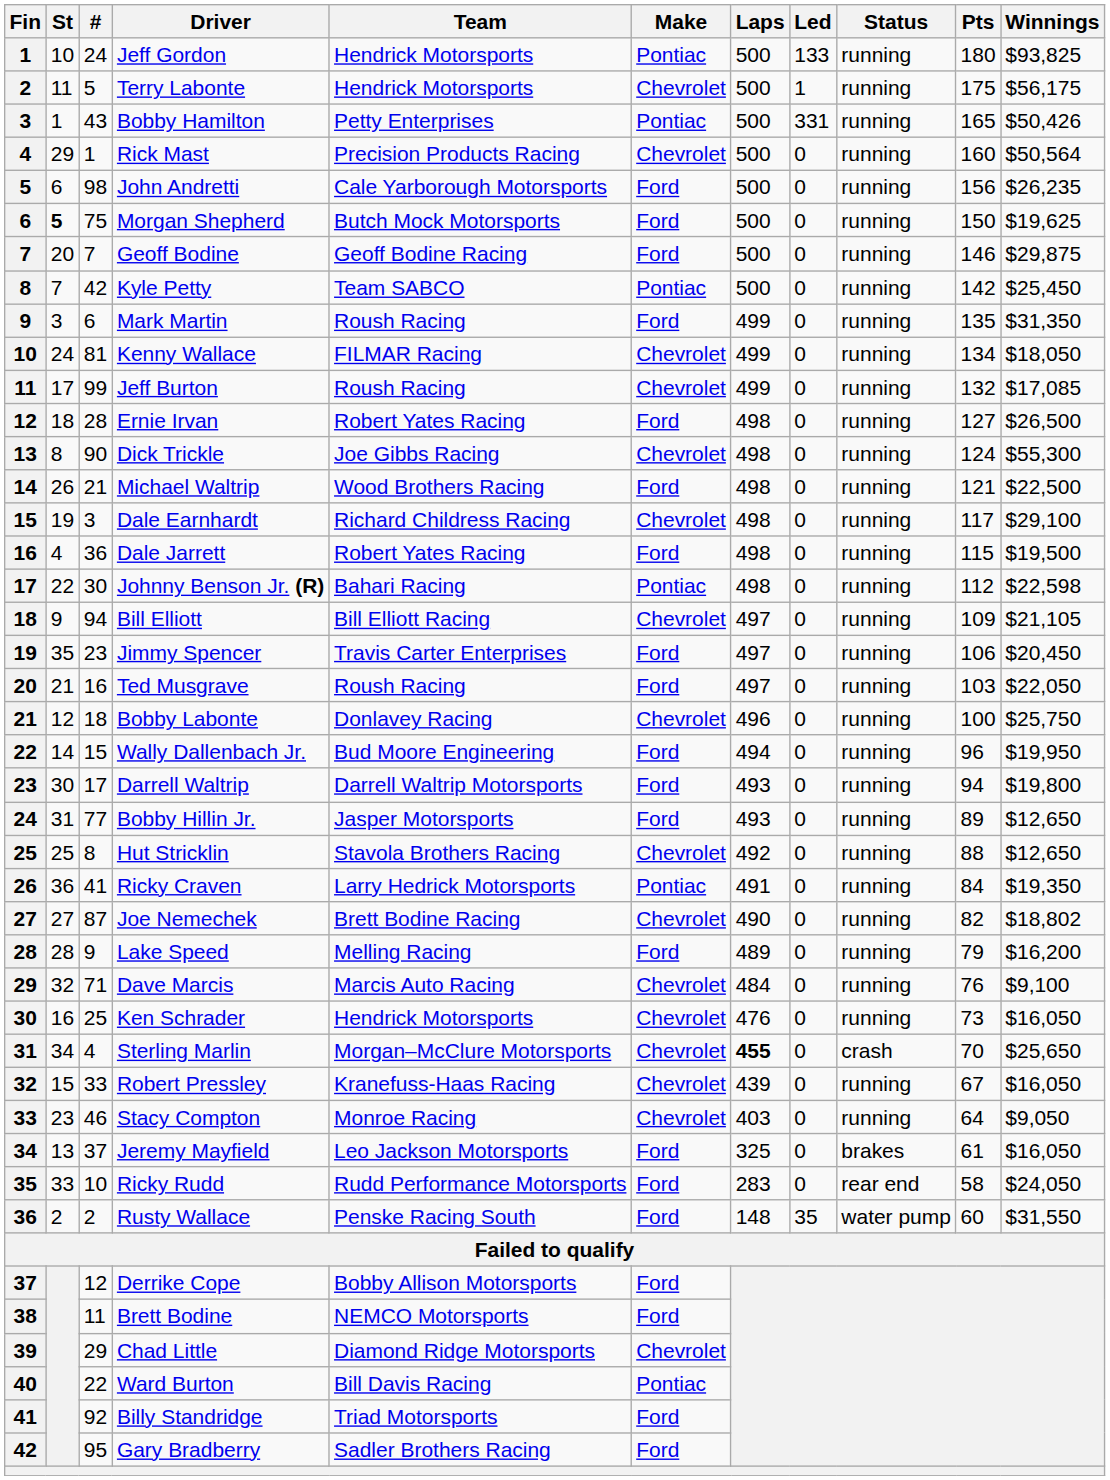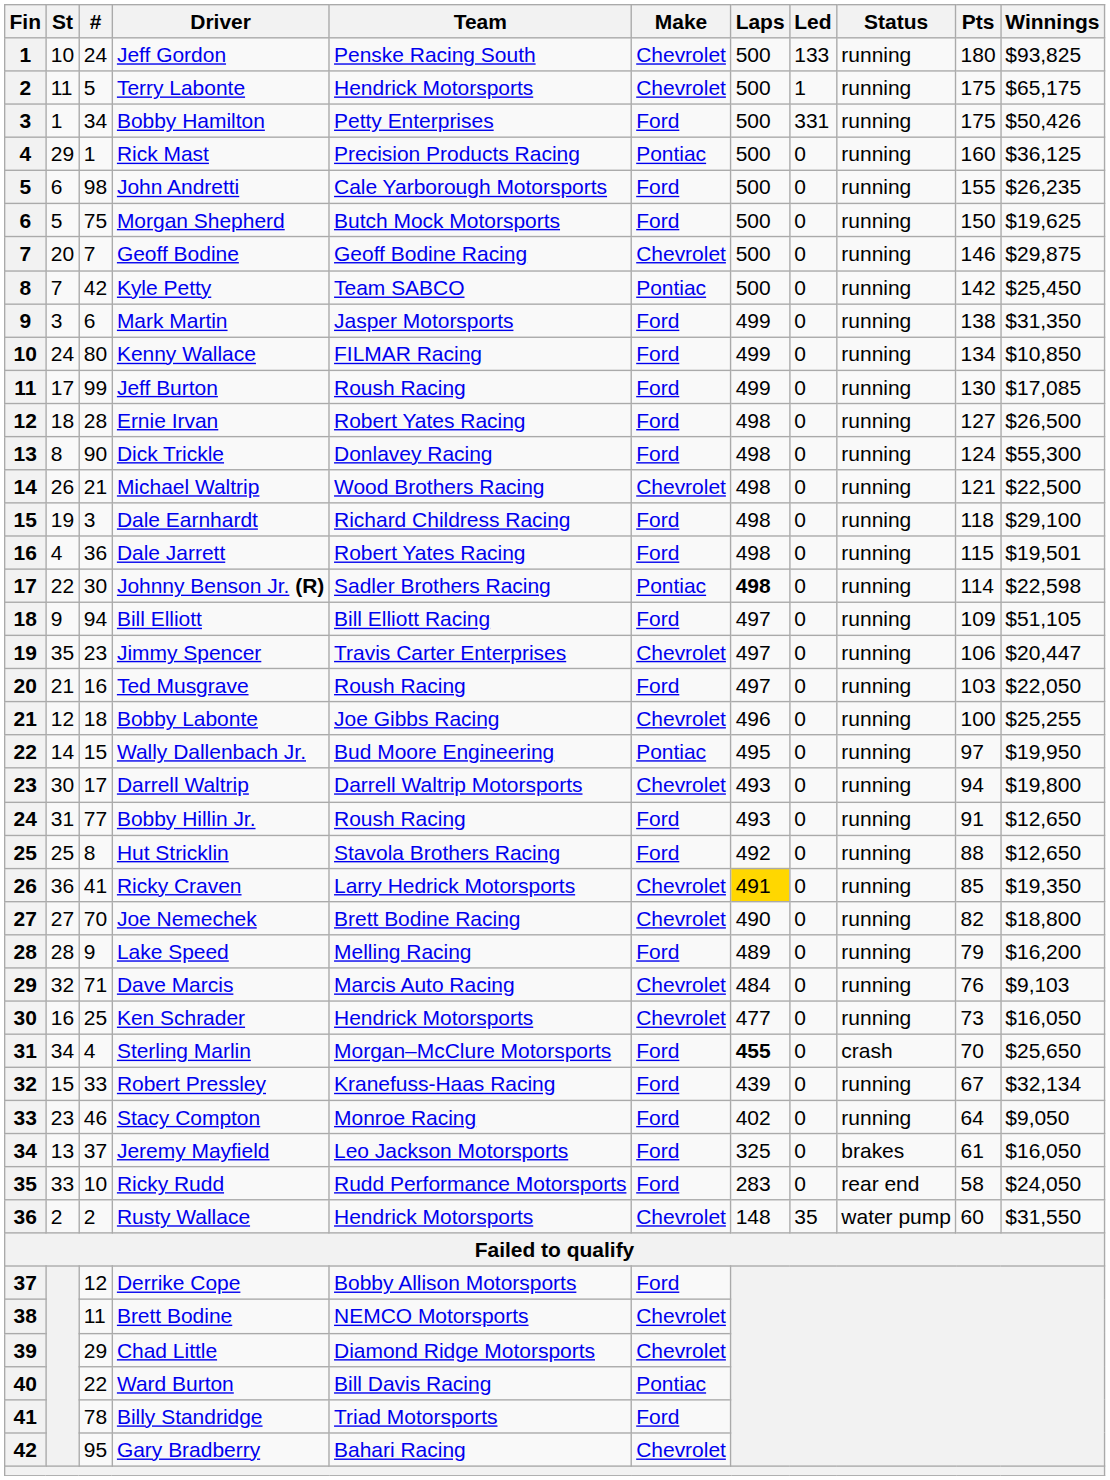(434, 55) Hendrick Motorsports -> (435, 55) Penske Racing South
(671, 55) Pontiac -> (681, 55) Chevrolet
(1043, 88) $56,175 -> (1043, 88) $65,175
(95, 121) 43 -> (95, 121) 34
(671, 121) Pontiac -> (658, 121) Ford
(978, 121) 165 -> (978, 121) 175
(681, 154) Chevrolet -> (671, 154) Pontiac
(1043, 154) $50,564 -> (1043, 154) $36,125
(978, 188) 156 -> (978, 188) 155
(57, 221) bold -> (57, 221) normal
(658, 254) Ford -> (681, 254) Chevrolet
(400, 320) Roush Racing -> (424, 320) Jasper Motorsports
(978, 320) 135 -> (978, 320) 138
(95, 354) 81 -> (95, 354) 80
(681, 354) Chevrolet -> (658, 354) Ford
(1043, 354) $18,050 -> (1043, 354) $10,850
(681, 387) Chevrolet -> (658, 387) Ford
(978, 387) 132 -> (978, 387) 130
(417, 453) Joe Gibbs Racing -> (413, 453) Donlavey Racing
(681, 453) Chevrolet -> (658, 453) Ford
(658, 486) Ford -> (681, 486) Chevrolet
(681, 520) Chevrolet -> (658, 520) Ford
(977, 520) 117 -> (977, 520) 118
(1043, 553) $19,500 -> (1043, 553) $19,501
(400, 586) Bahari Racing -> (442, 586) Sadler Brothers Racing
(753, 586) normal -> (753, 586) bold
(977, 586) 112 -> (977, 586) 114
(681, 619) Chevrolet -> (658, 619) Ford
(1043, 619) $21,105 -> (1043, 619) $51,105
(658, 652) Ford -> (681, 652) Chevrolet
(1043, 652) $20,450 -> (1043, 652) $20,447
(413, 719) Donlavey Racing -> (417, 719) Joe Gibbs Racing
(1043, 719) $25,750 -> (1043, 719) $25,255
(658, 752) Ford -> (671, 752) Pontiac
(753, 752) 494 -> (753, 752) 495
(972, 752) 96 -> (972, 752) 97
(658, 785) Ford -> (681, 785) Chevrolet
(424, 818) Jasper Motorsports -> (400, 818) Roush Racing
(972, 818) 89 -> (972, 818) 91
(681, 852) Chevrolet -> (658, 852) Ford
(671, 885) Pontiac -> (681, 885) Chevrolet
(753, 885) no background -> (753, 885) gold background
(972, 885) 84 -> (972, 885) 85
(95, 918) 87 -> (95, 918) 70
(1043, 918) $18,802 -> (1043, 918) $18,800
(1037, 984) $9,100 -> (1037, 984) $9,103
(753, 1018) 476 -> (753, 1018) 477
(681, 1051) Chevrolet -> (658, 1051) Ford
(681, 1084) Chevrolet -> (658, 1084) Ford
(1043, 1084) $16,050 -> (1043, 1084) $32,134
(681, 1117) Chevrolet -> (658, 1117) Ford
(753, 1117) 403 -> (753, 1117) 402
(435, 1217) Penske Racing South -> (434, 1217) Hendrick Motorsports
(658, 1217) Ford -> (681, 1217) Chevrolet
(658, 1317) Ford -> (681, 1317) Chevrolet
(95, 1416) 92 -> (95, 1416) 78
(442, 1449) Sadler Brothers Racing -> (400, 1449) Bahari Racing
(658, 1449) Ford -> (681, 1449) Chevrolet
